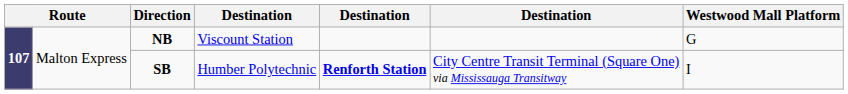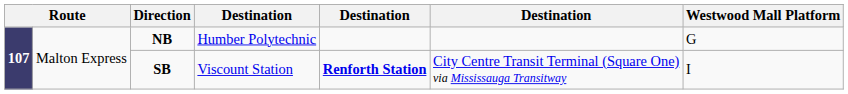(245, 38) Viscount Station -> (257, 38) Humber Polytechnic
(257, 69) Humber Polytechnic -> (245, 69) Viscount Station
